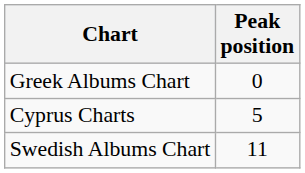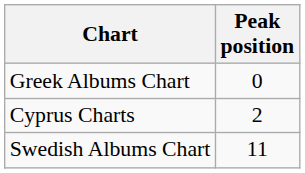(257, 115) 5 -> (257, 115) 2
